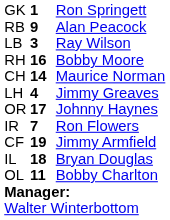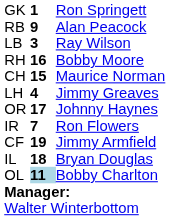(38, 76) 14 -> (38, 76) 15
(38, 175) no background -> (38, 175) lightblue background
